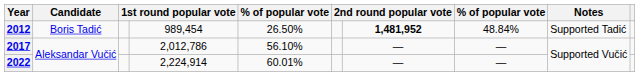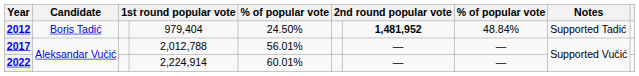(184, 29) 989,454 -> (184, 29) 979,404
(285, 29) 26.50% -> (285, 29) 24.50%
(184, 46) 2,012,786 -> (184, 46) 2,012,788
(285, 46) 56.10% -> (285, 46) 56.01%
